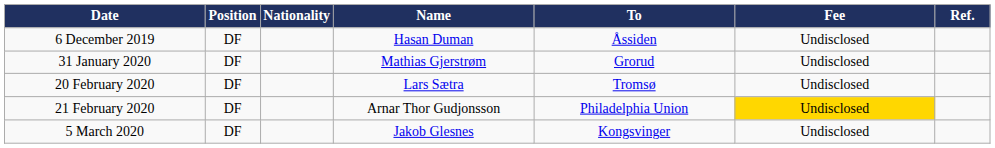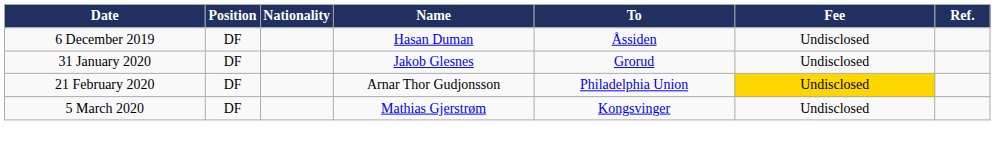(434, 62) Mathias Gjerstrøm -> (434, 62) Jakob Glesnes
- row: (105, 85)
(434, 131) Jakob Glesnes -> (434, 108) Mathias Gjerstrøm
